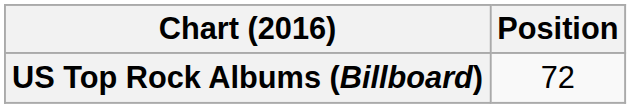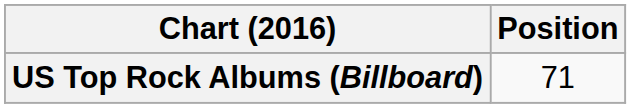(558, 77) 72 -> (558, 77) 71
